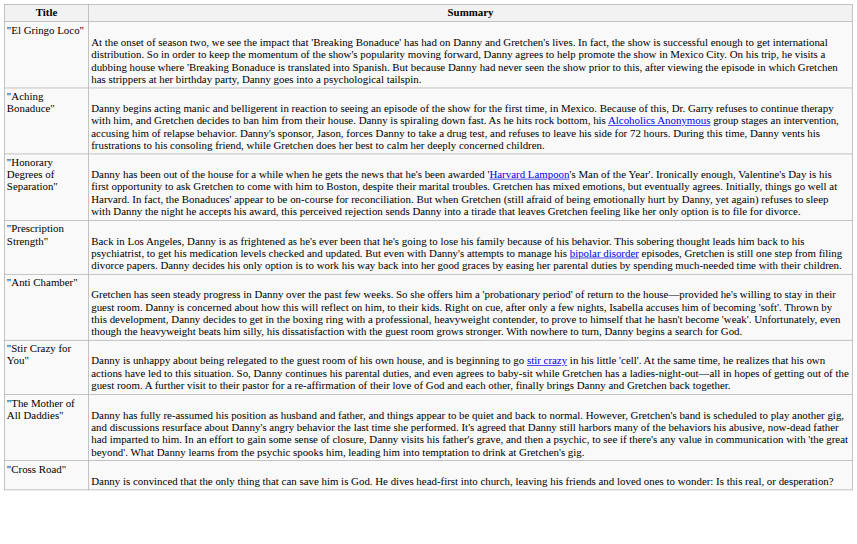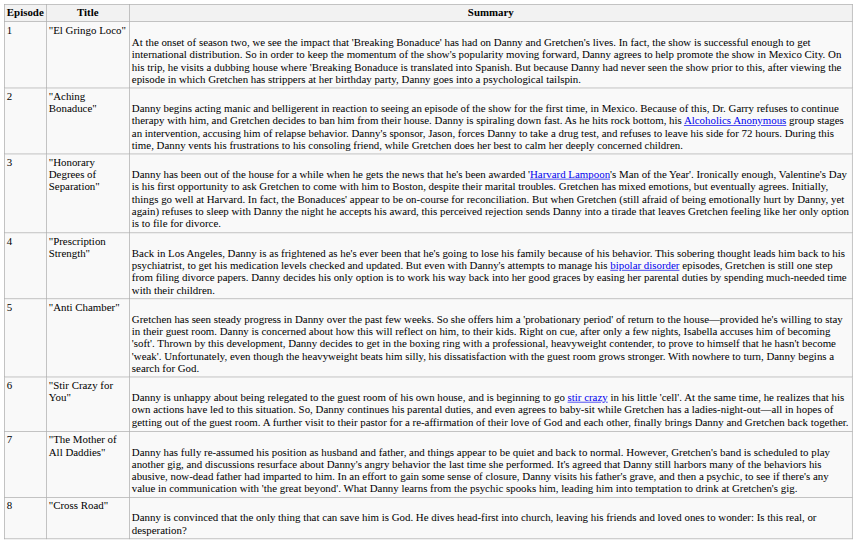+ column: (25, 13)
